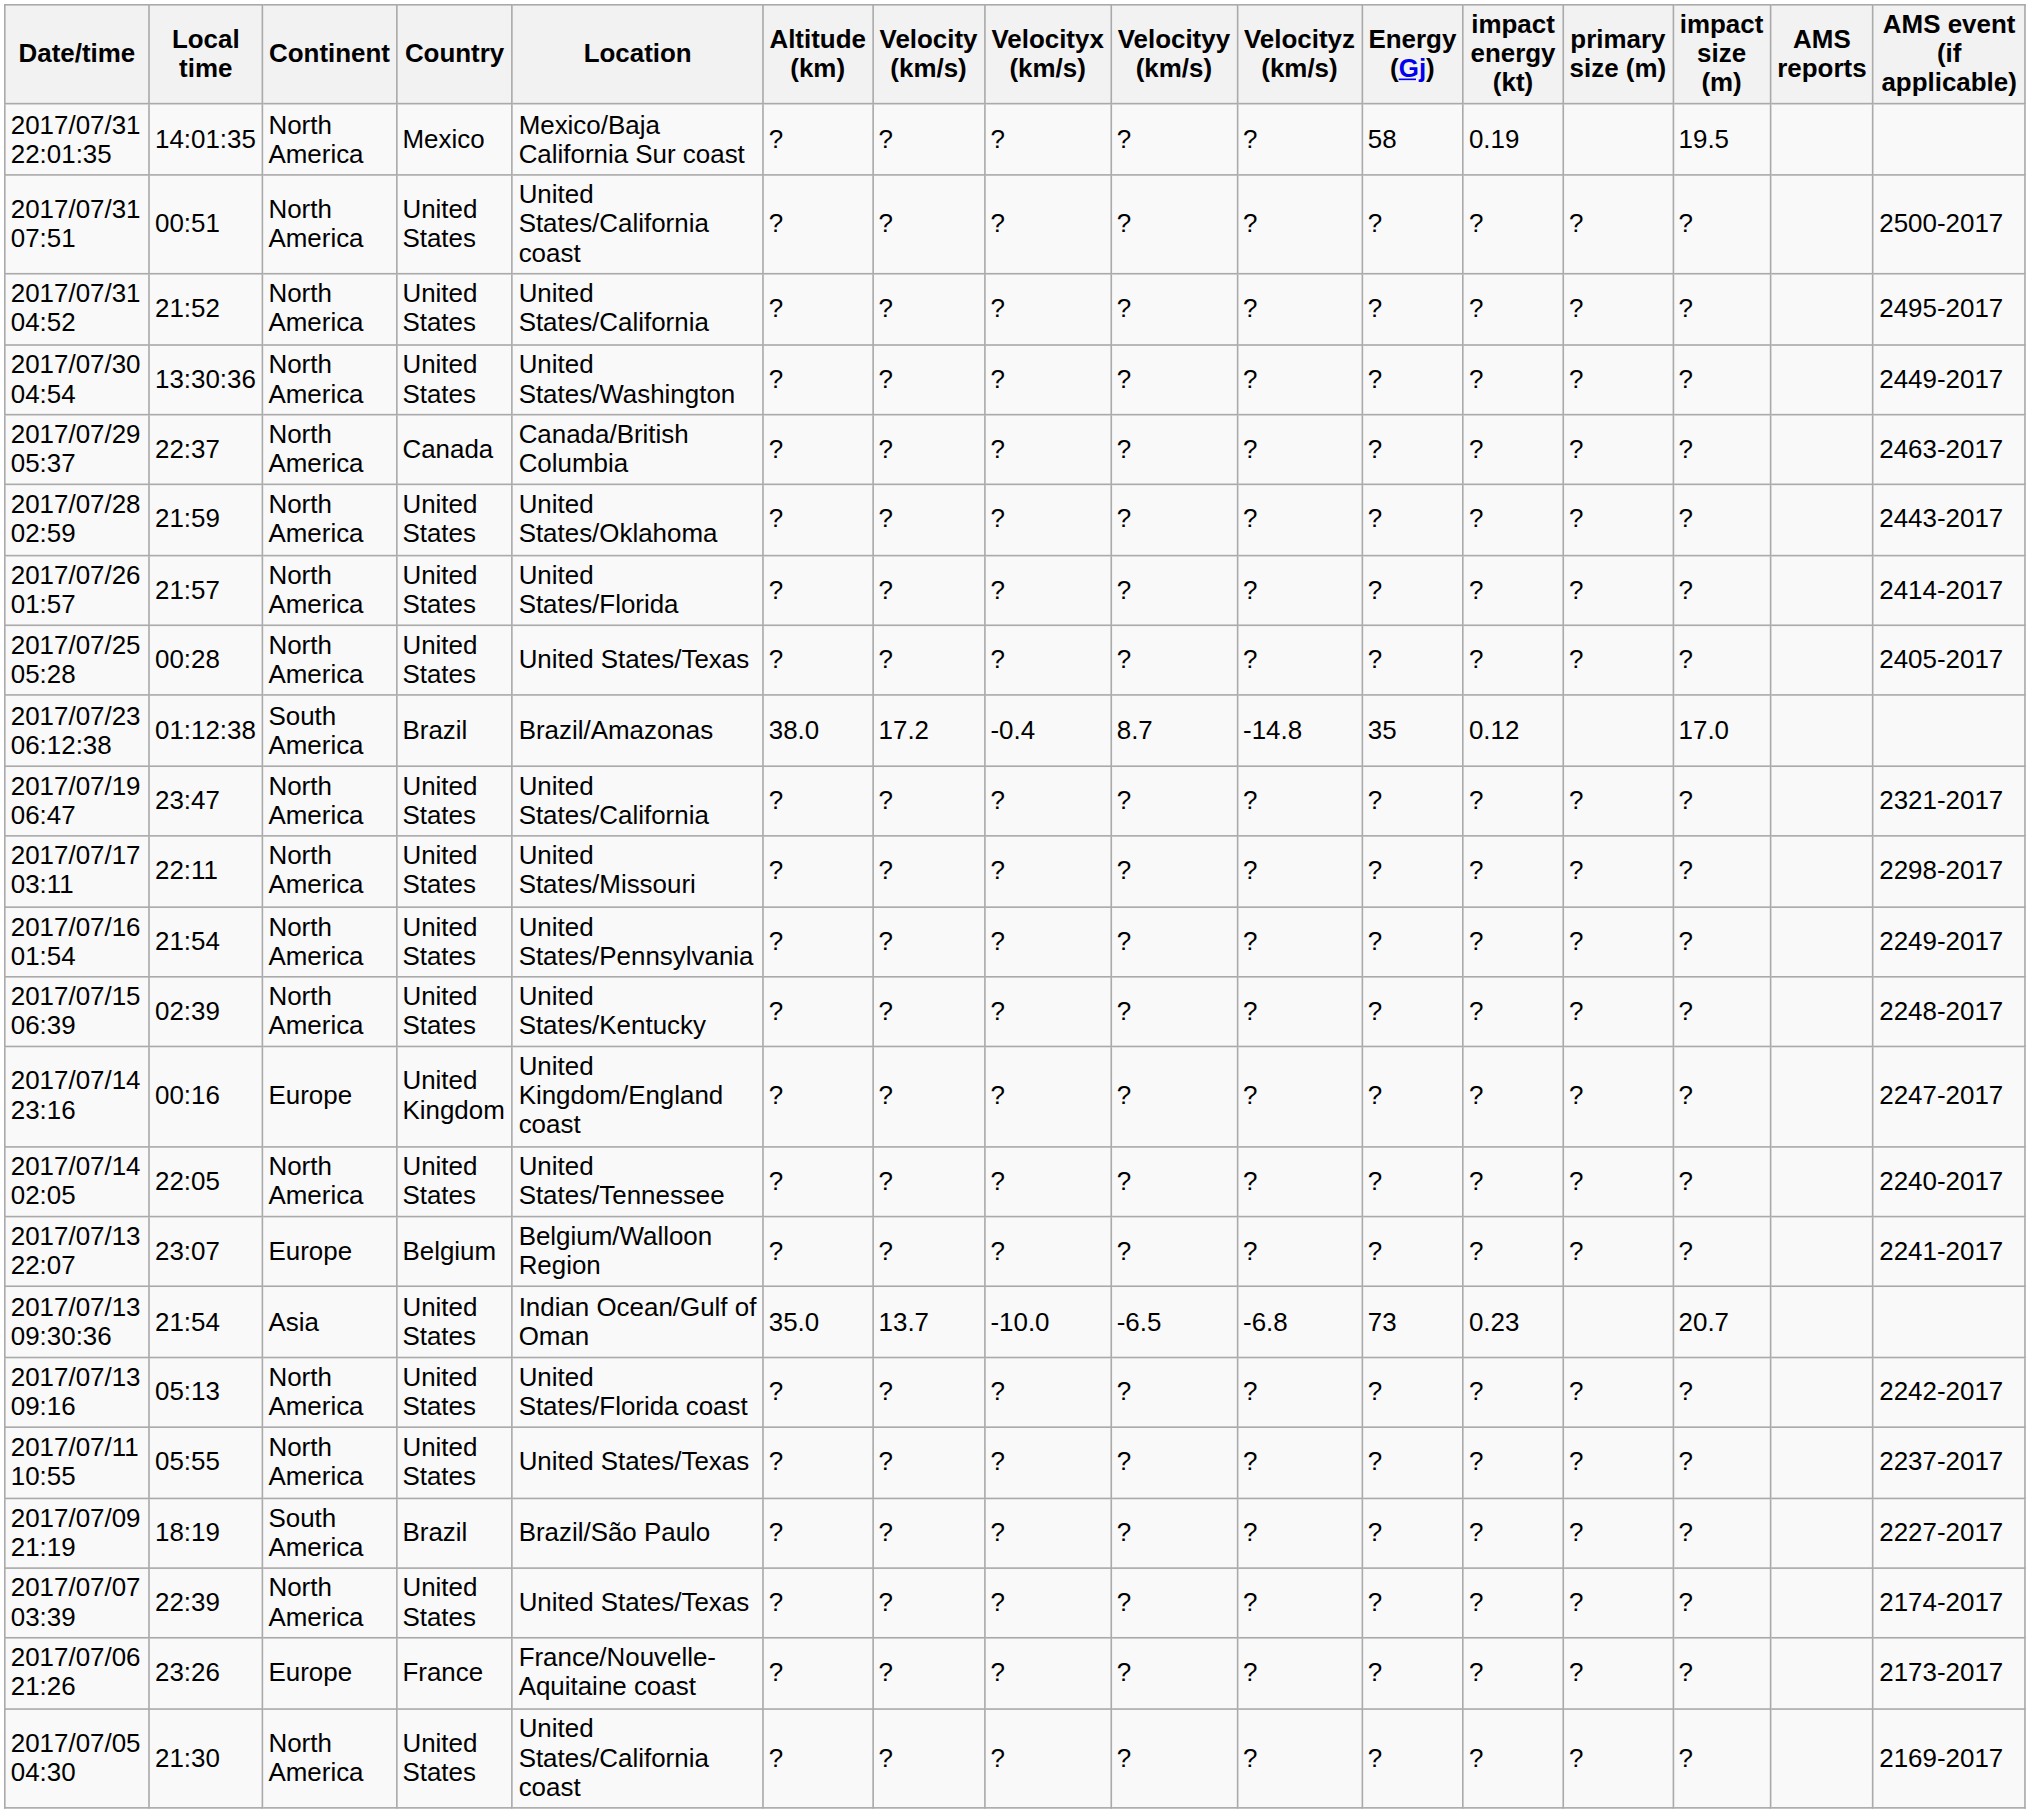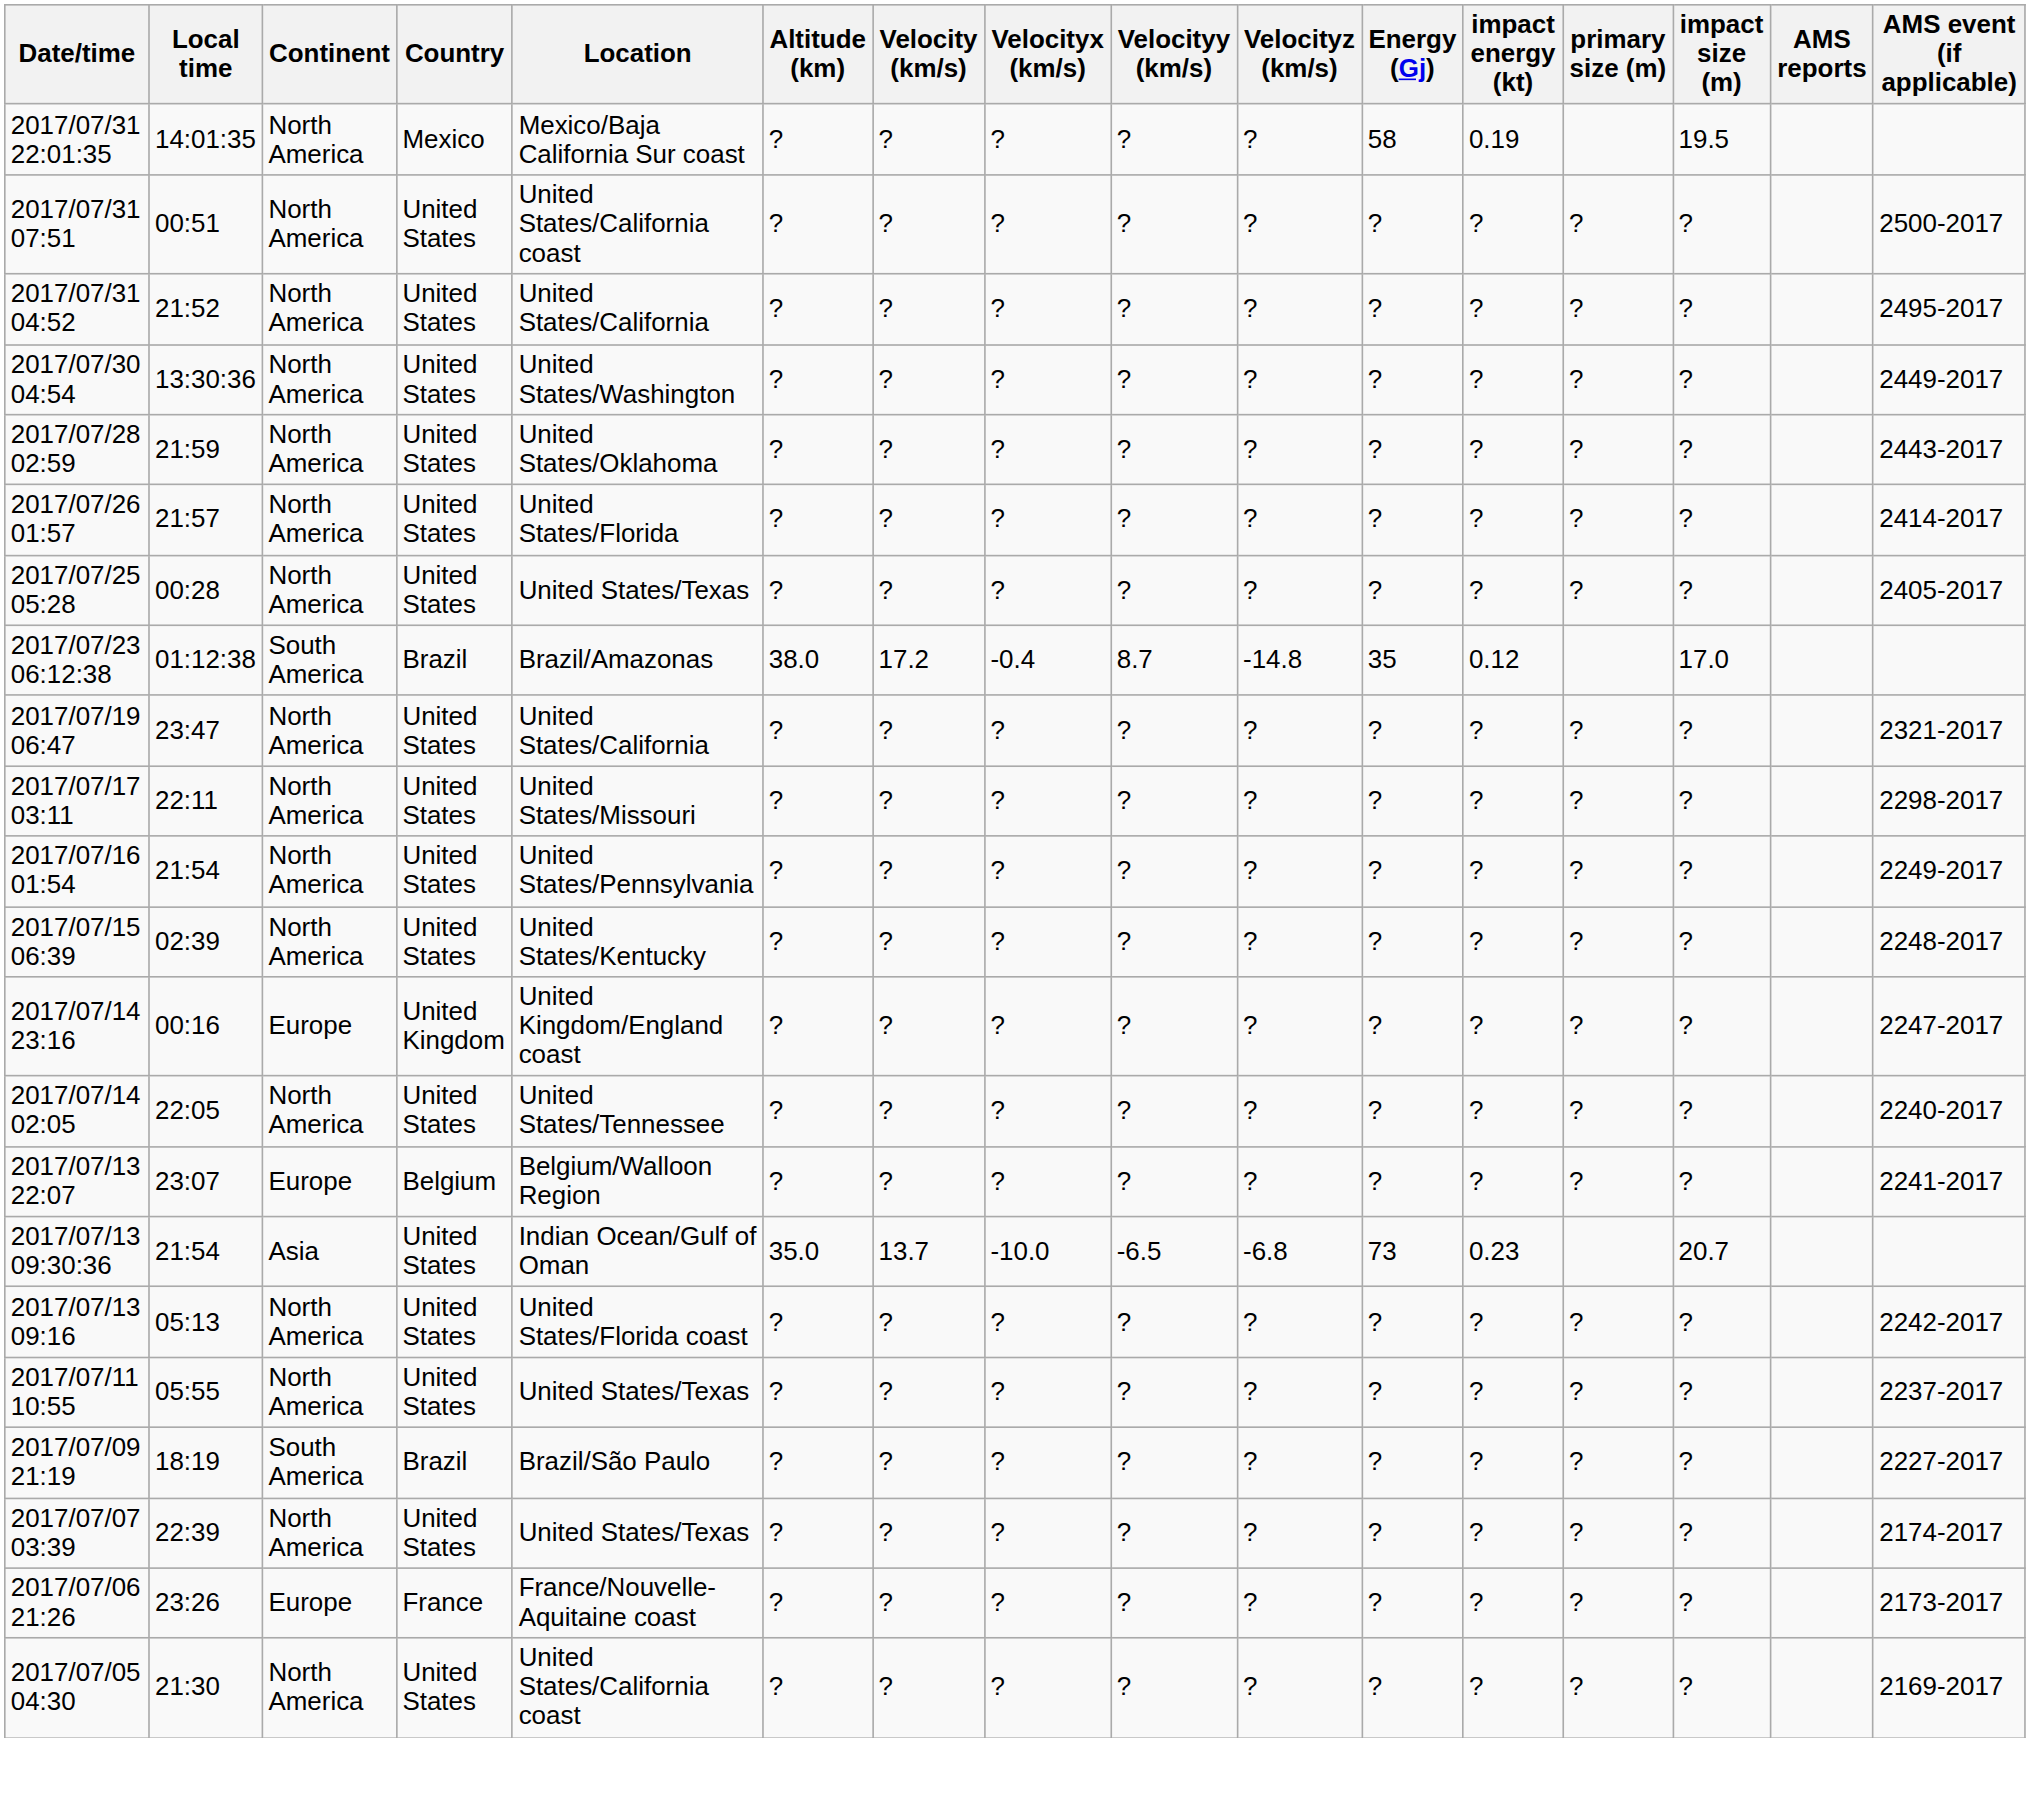- row: (76, 449)
